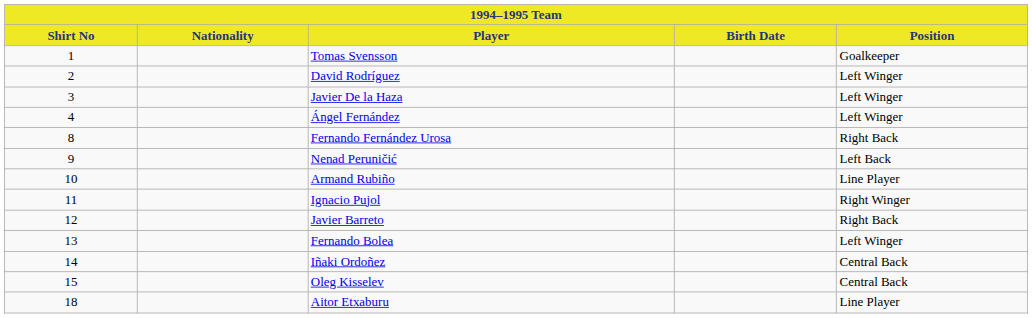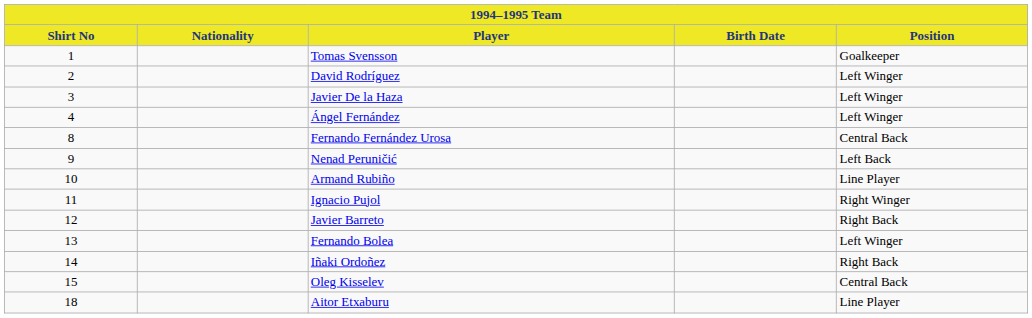(869, 138) Right Back -> (874, 138) Central Back
(874, 261) Central Back -> (869, 261) Right Back
